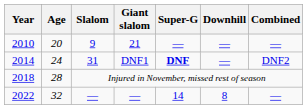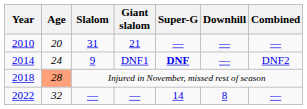(93, 43) 9 -> (93, 43) 31
(93, 60) 31 -> (93, 60) 9
(56, 78) no background -> (56, 78) lightsalmon background
